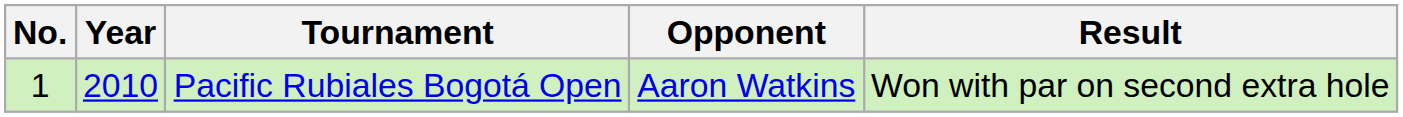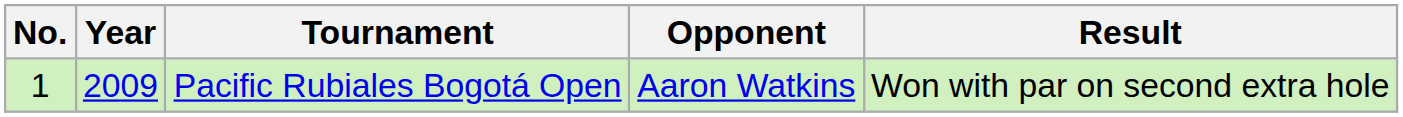(120, 85) 2010 -> (120, 85) 2009
